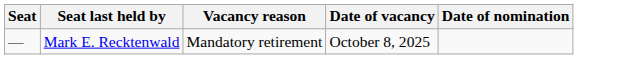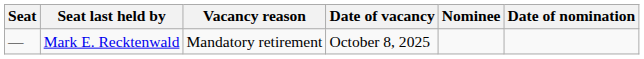+ column: (471, 16)
